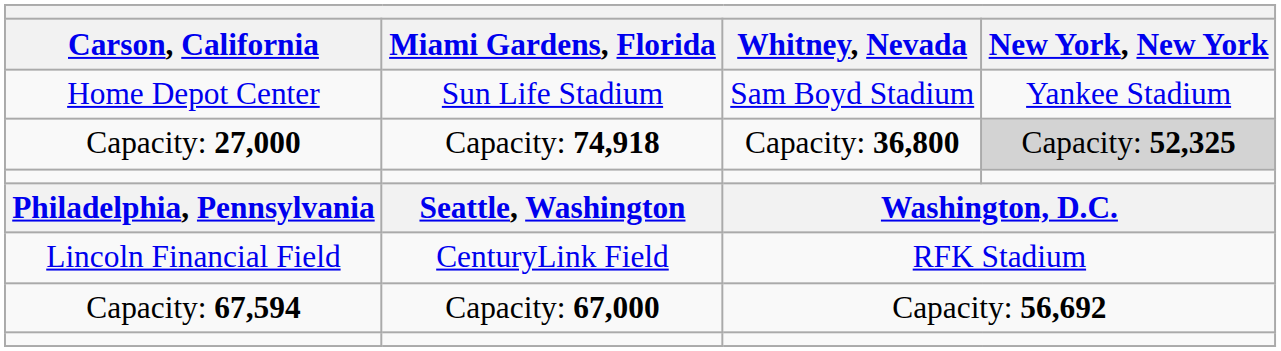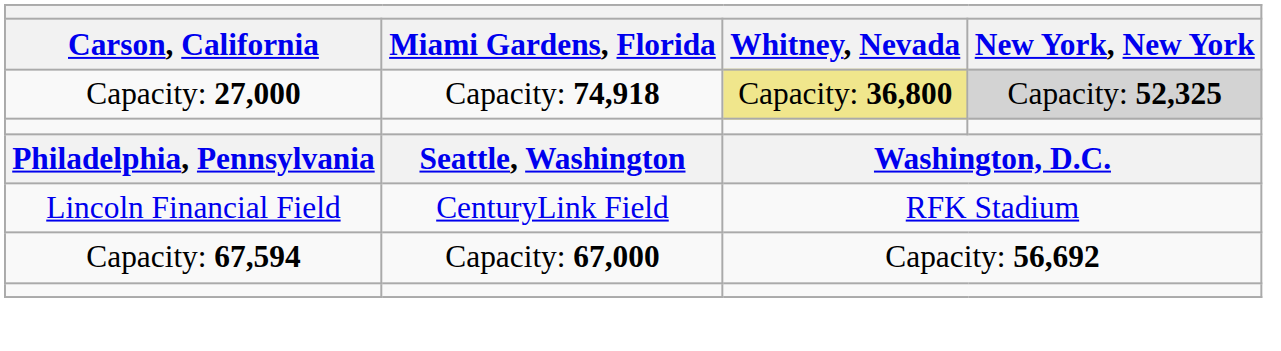- row: (193, 93)
(852, 143) no background -> (845, 93) khaki background
